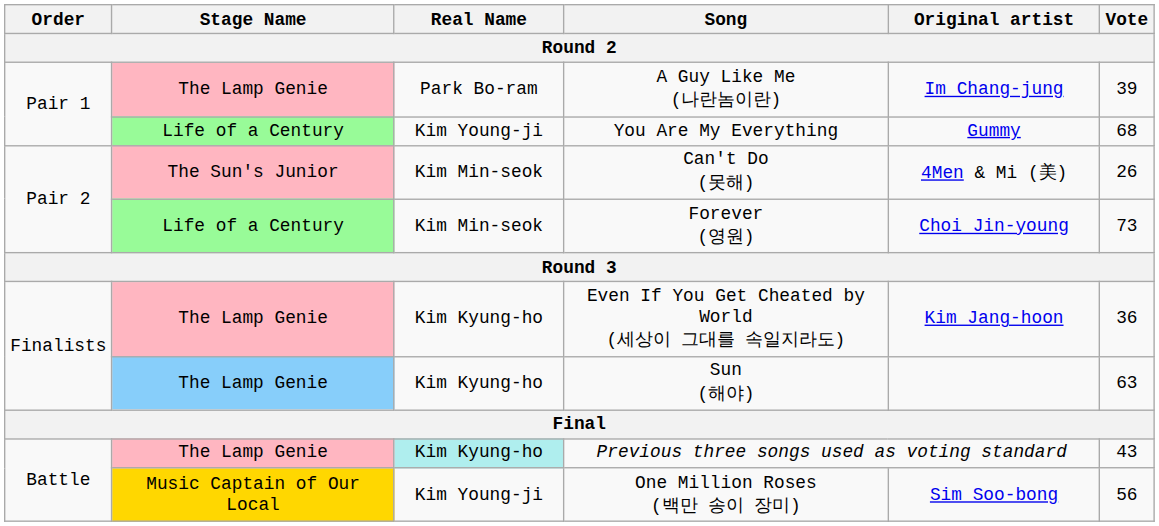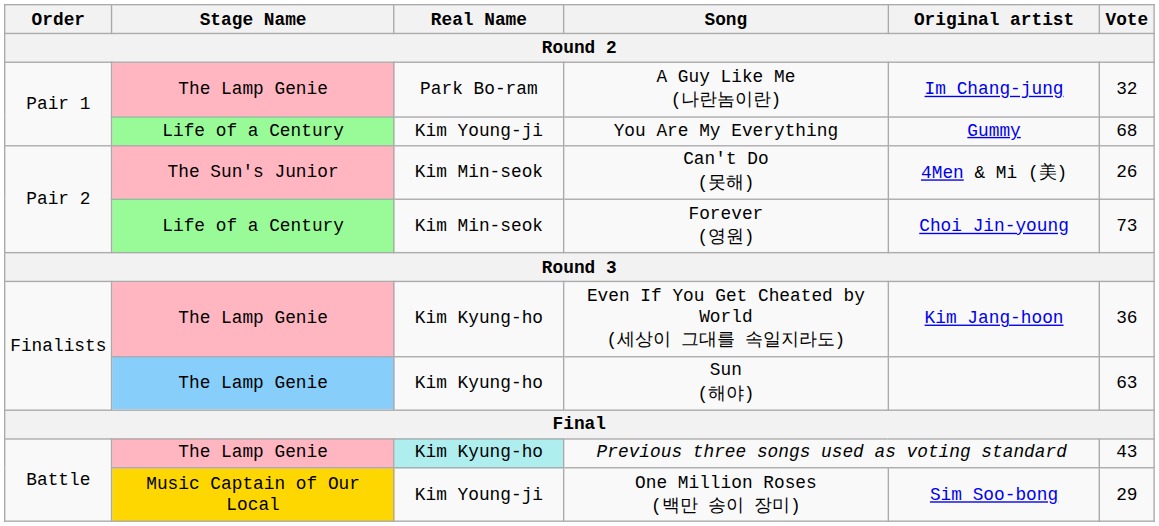(1127, 90) 39 -> (1127, 90) 32
(1127, 495) 56 -> (1127, 495) 29
